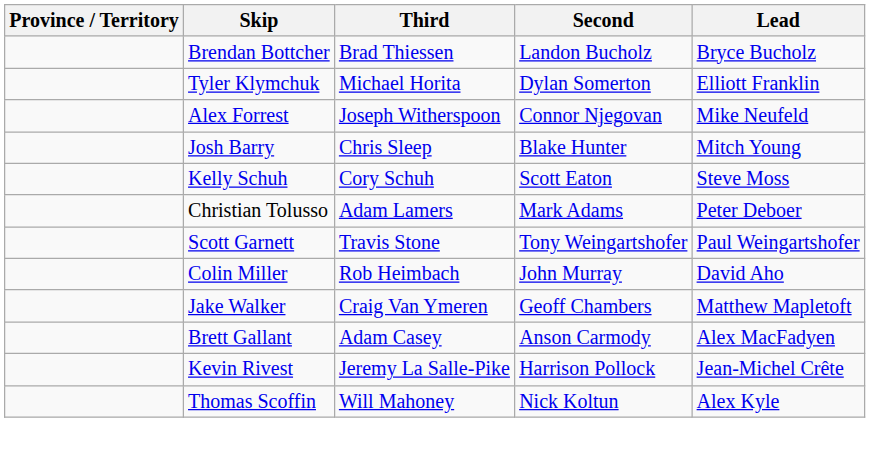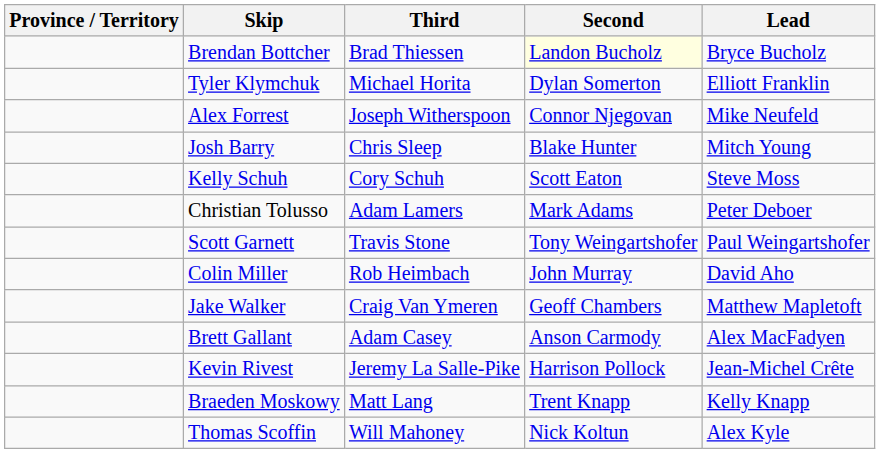(586, 52) no background -> (596, 52) lightyellow background
+ row: (264, 400)
